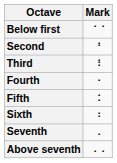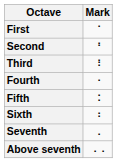- row: (33, 29)
+ row: (18, 29)
